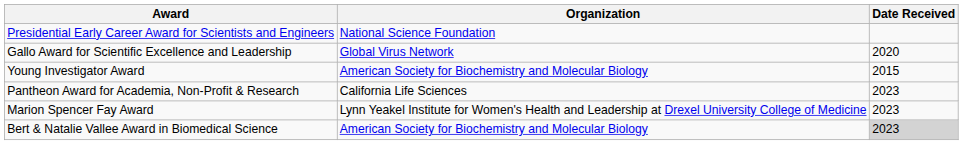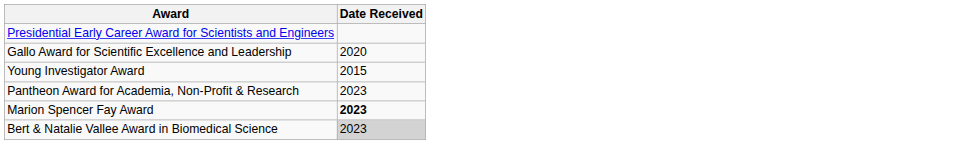- column: (603, 14)
(886, 110) normal -> (353, 110) bold
